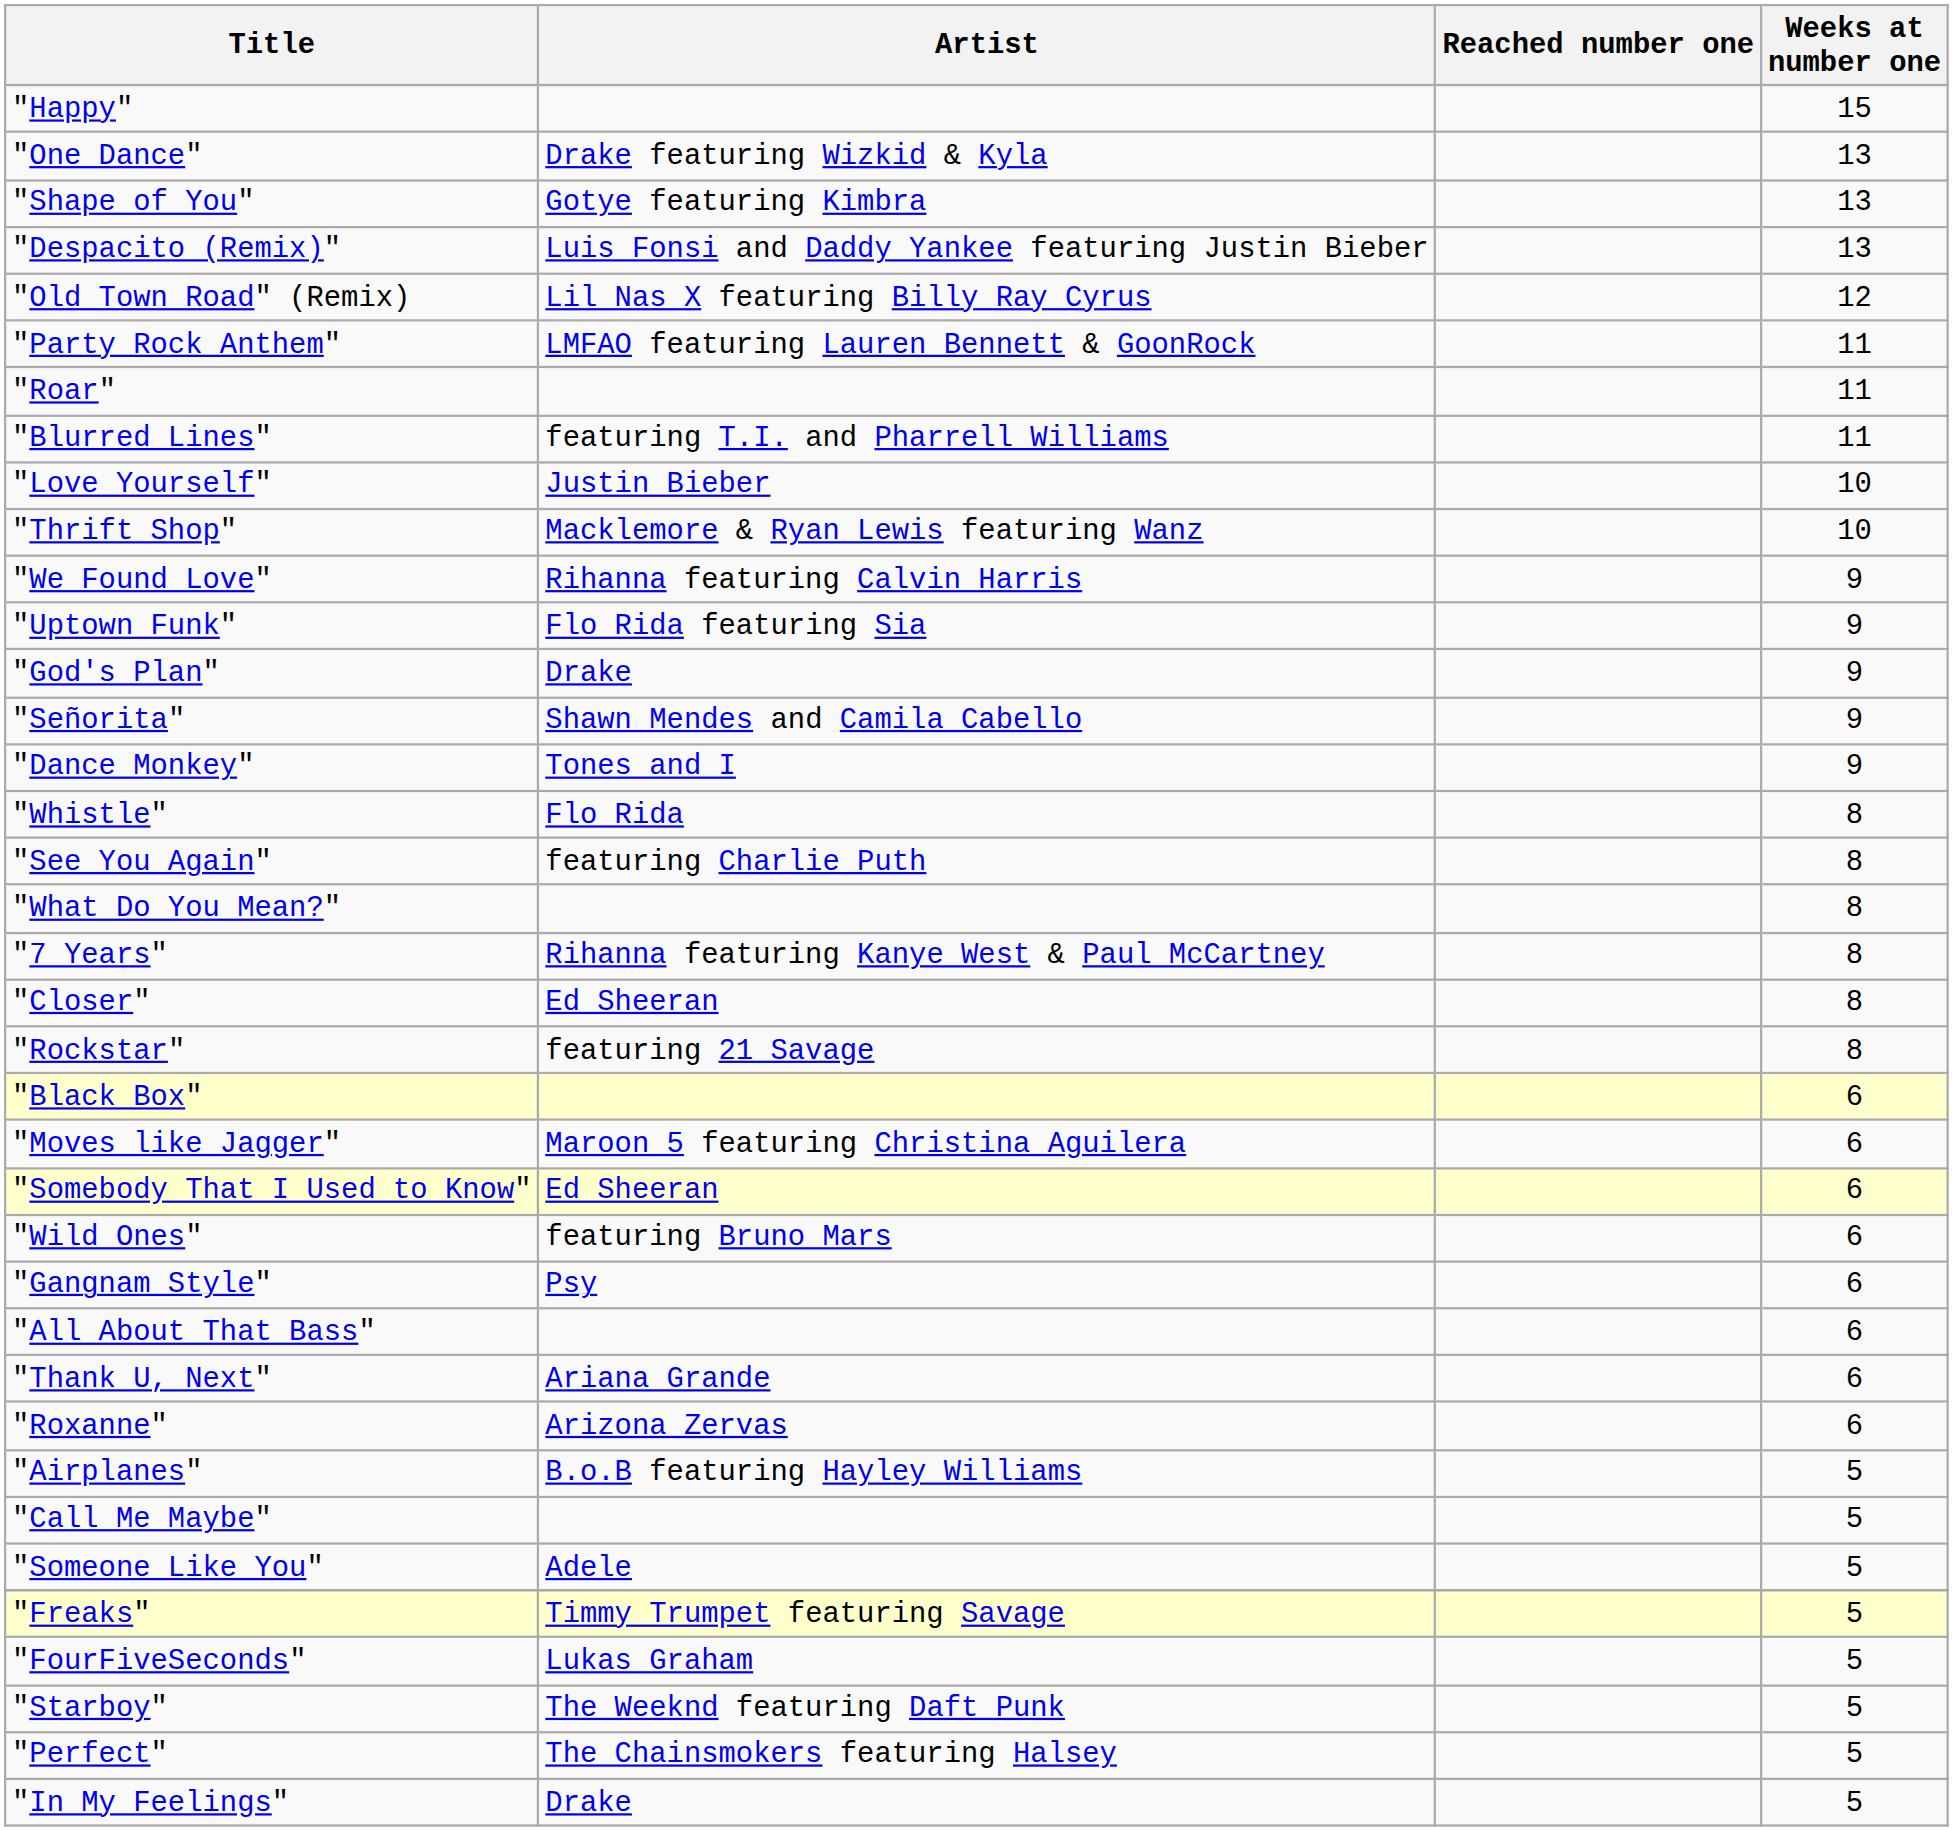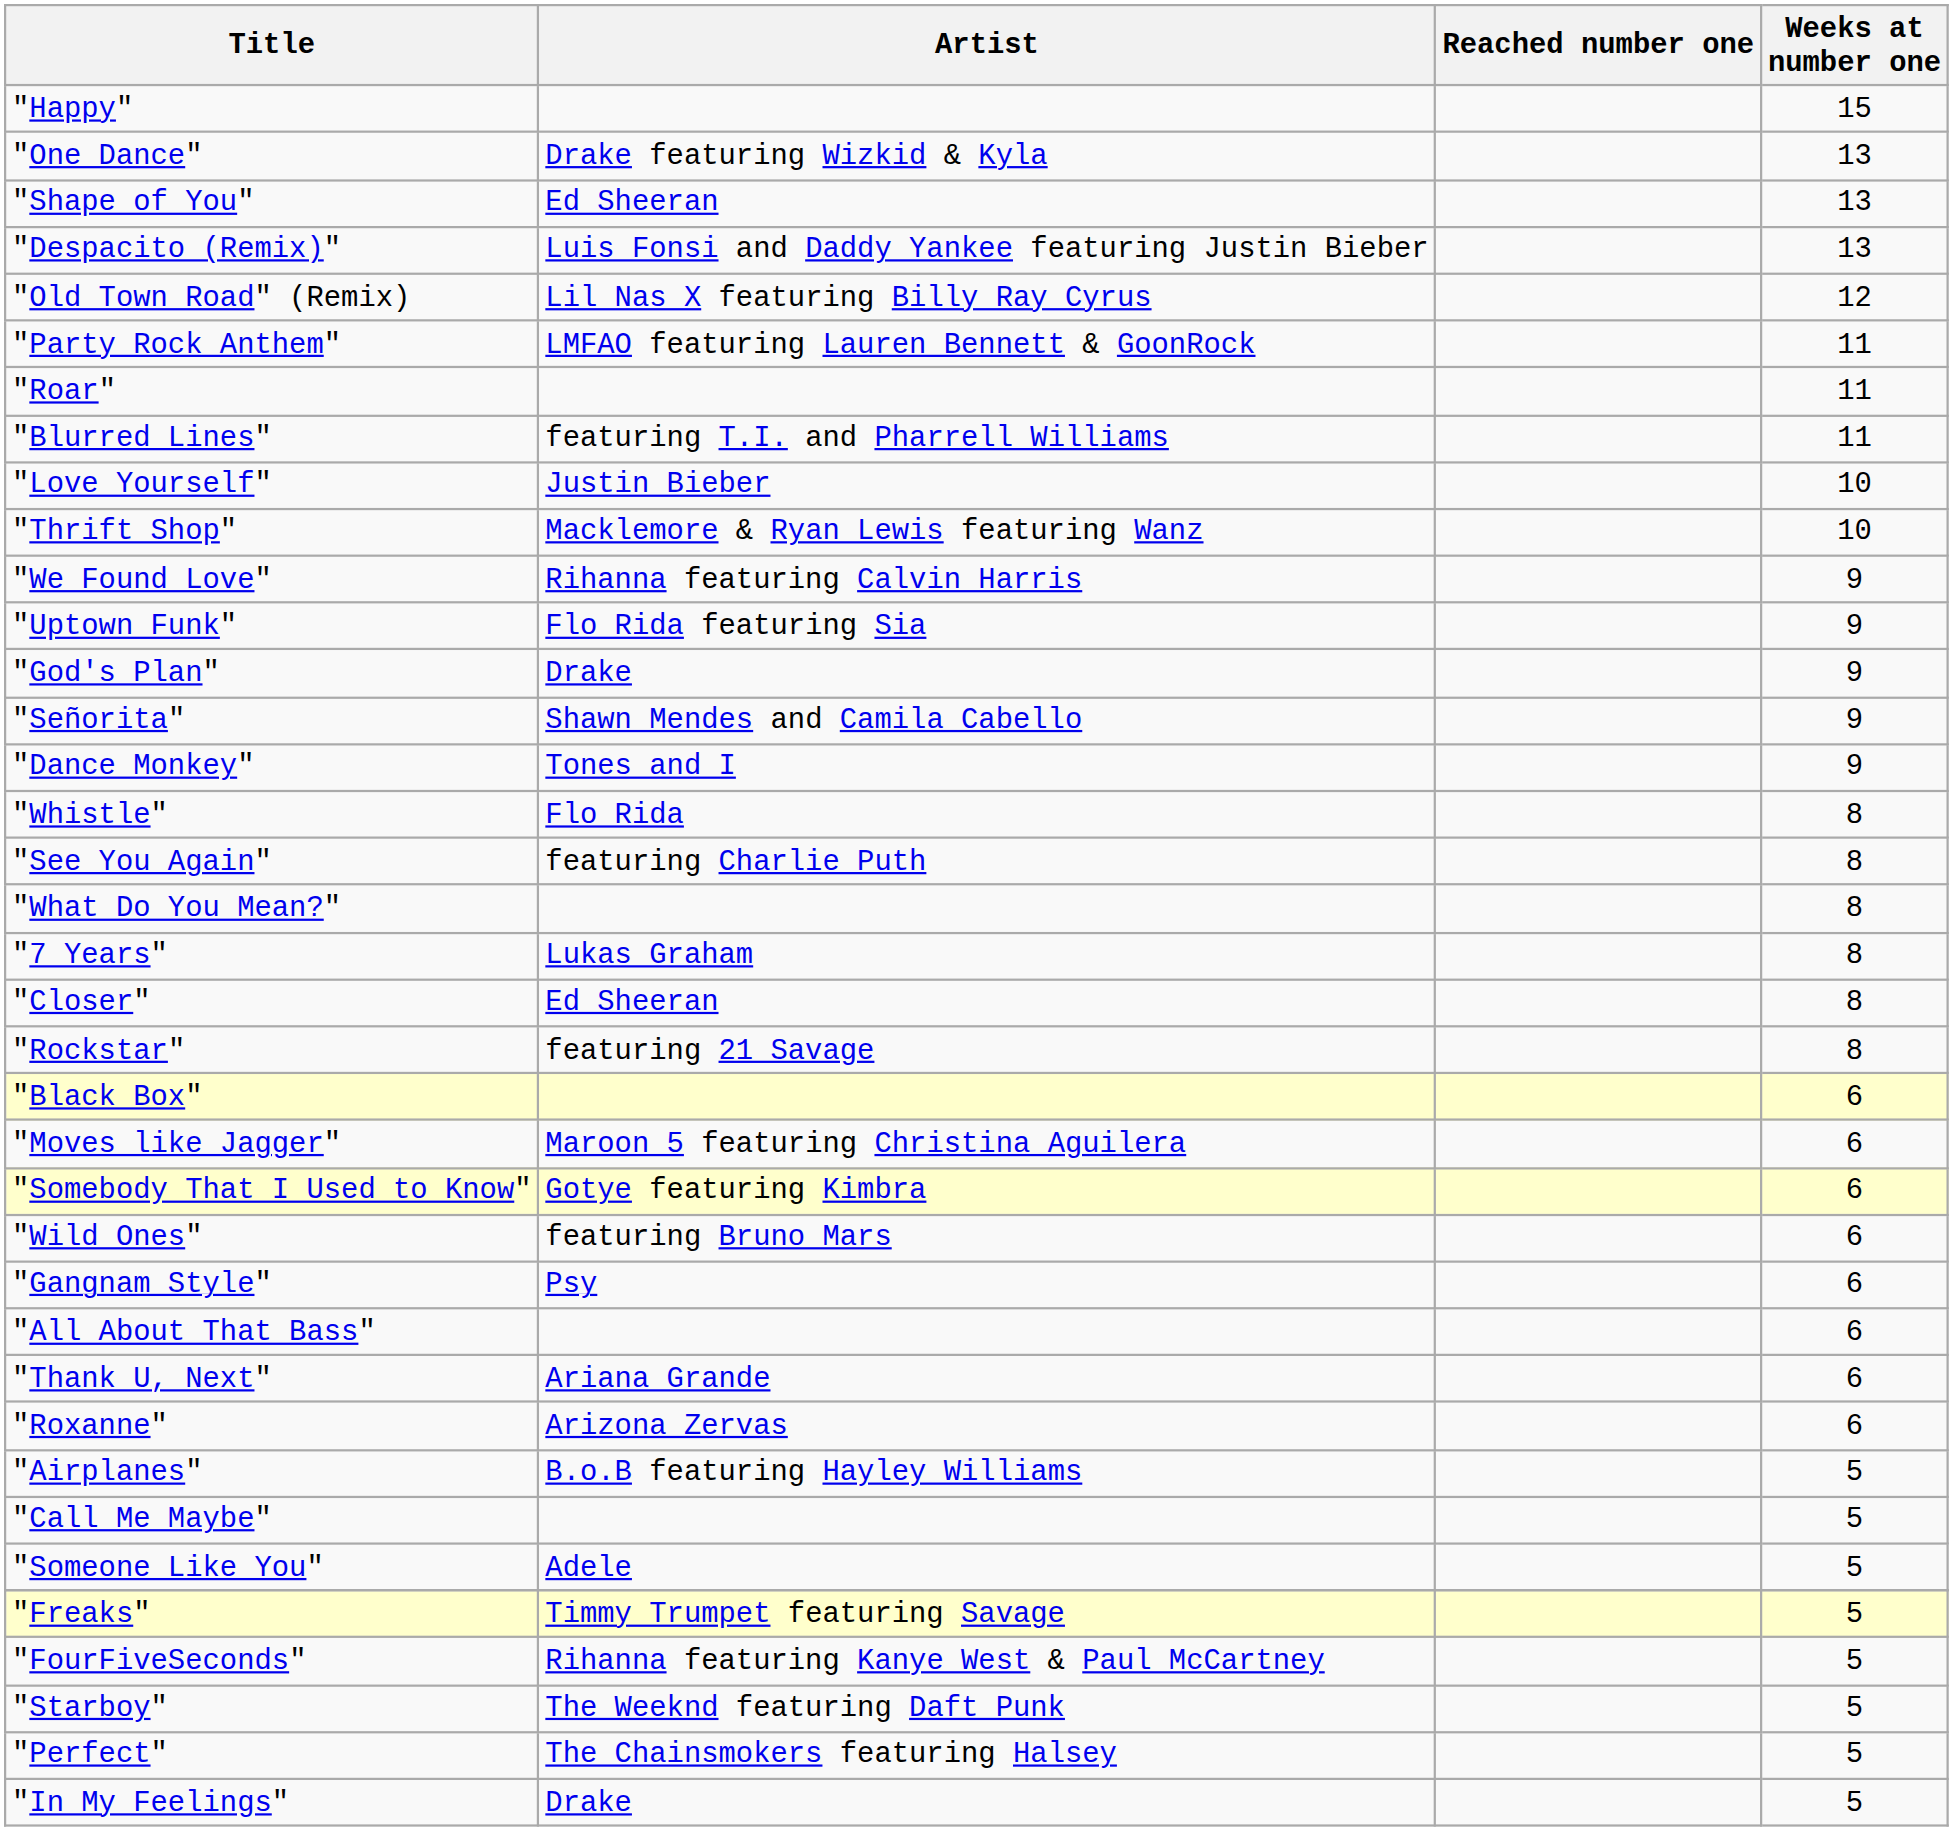(736, 203) Gotye featuring Kimbra -> (632, 203) Ed Sheeran
(935, 956) Rihanna featuring Kanye West & Paul McCartney -> (649, 956) Lukas Graham
(632, 1191) Ed Sheeran -> (736, 1191) Gotye featuring Kimbra
(649, 1661) Lukas Graham -> (935, 1661) Rihanna featuring Kanye West & Paul McCartney
